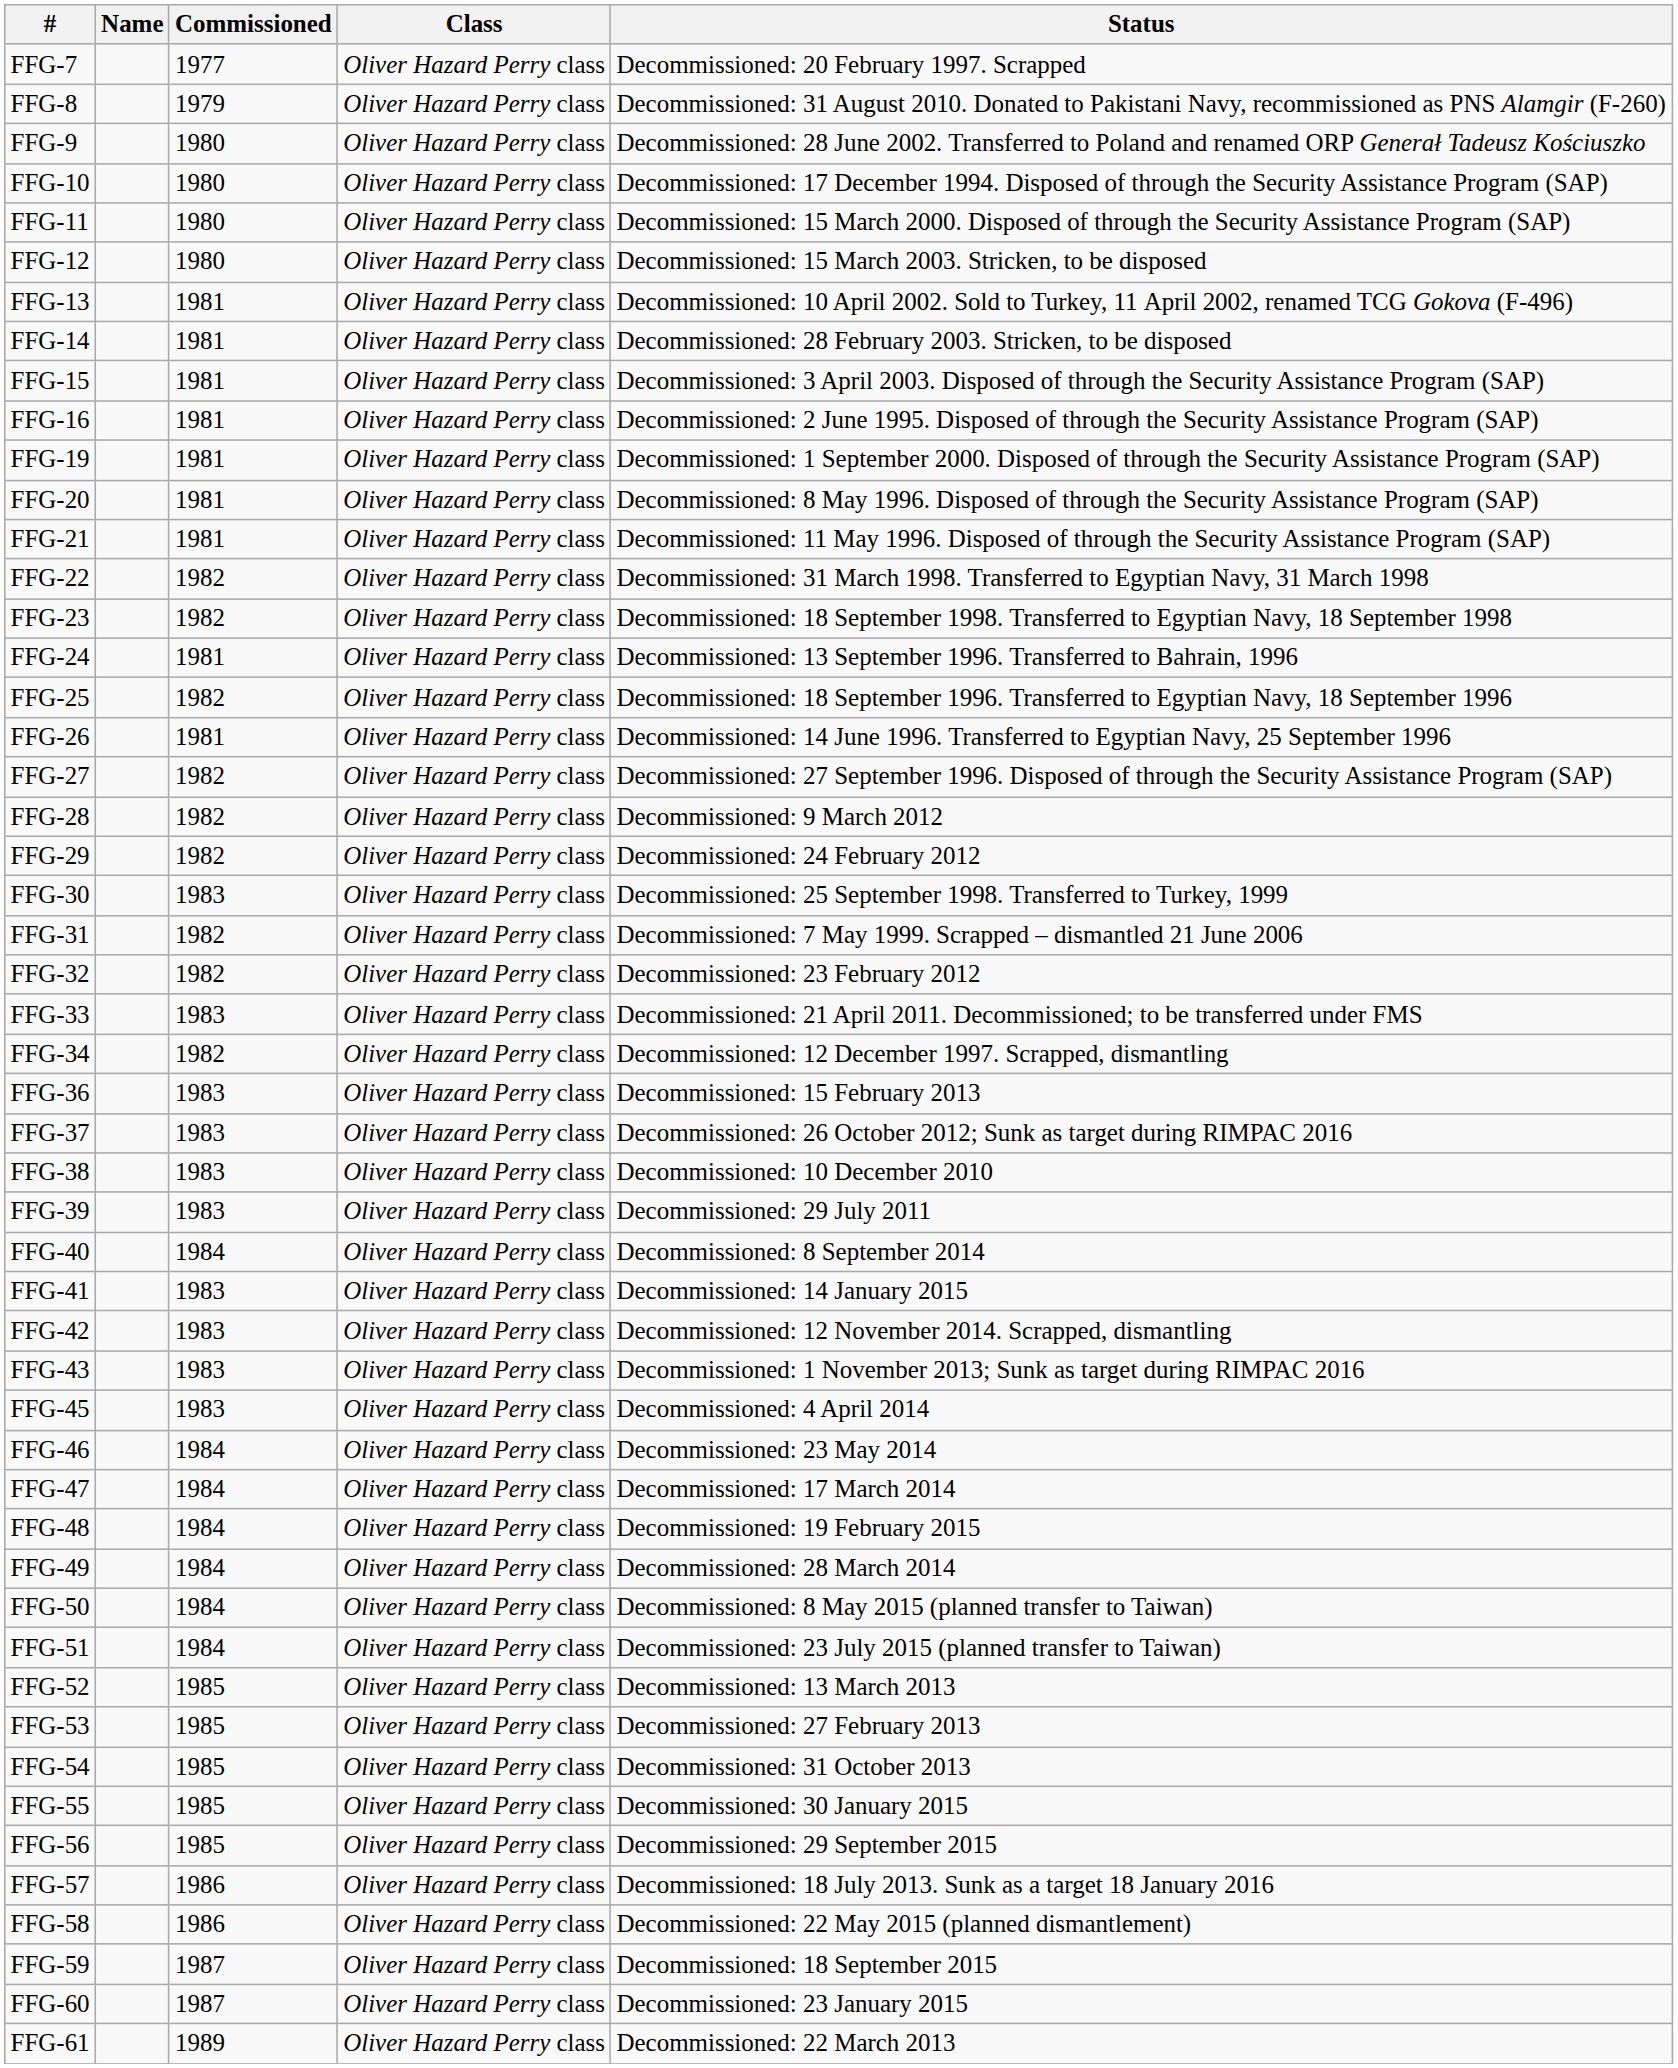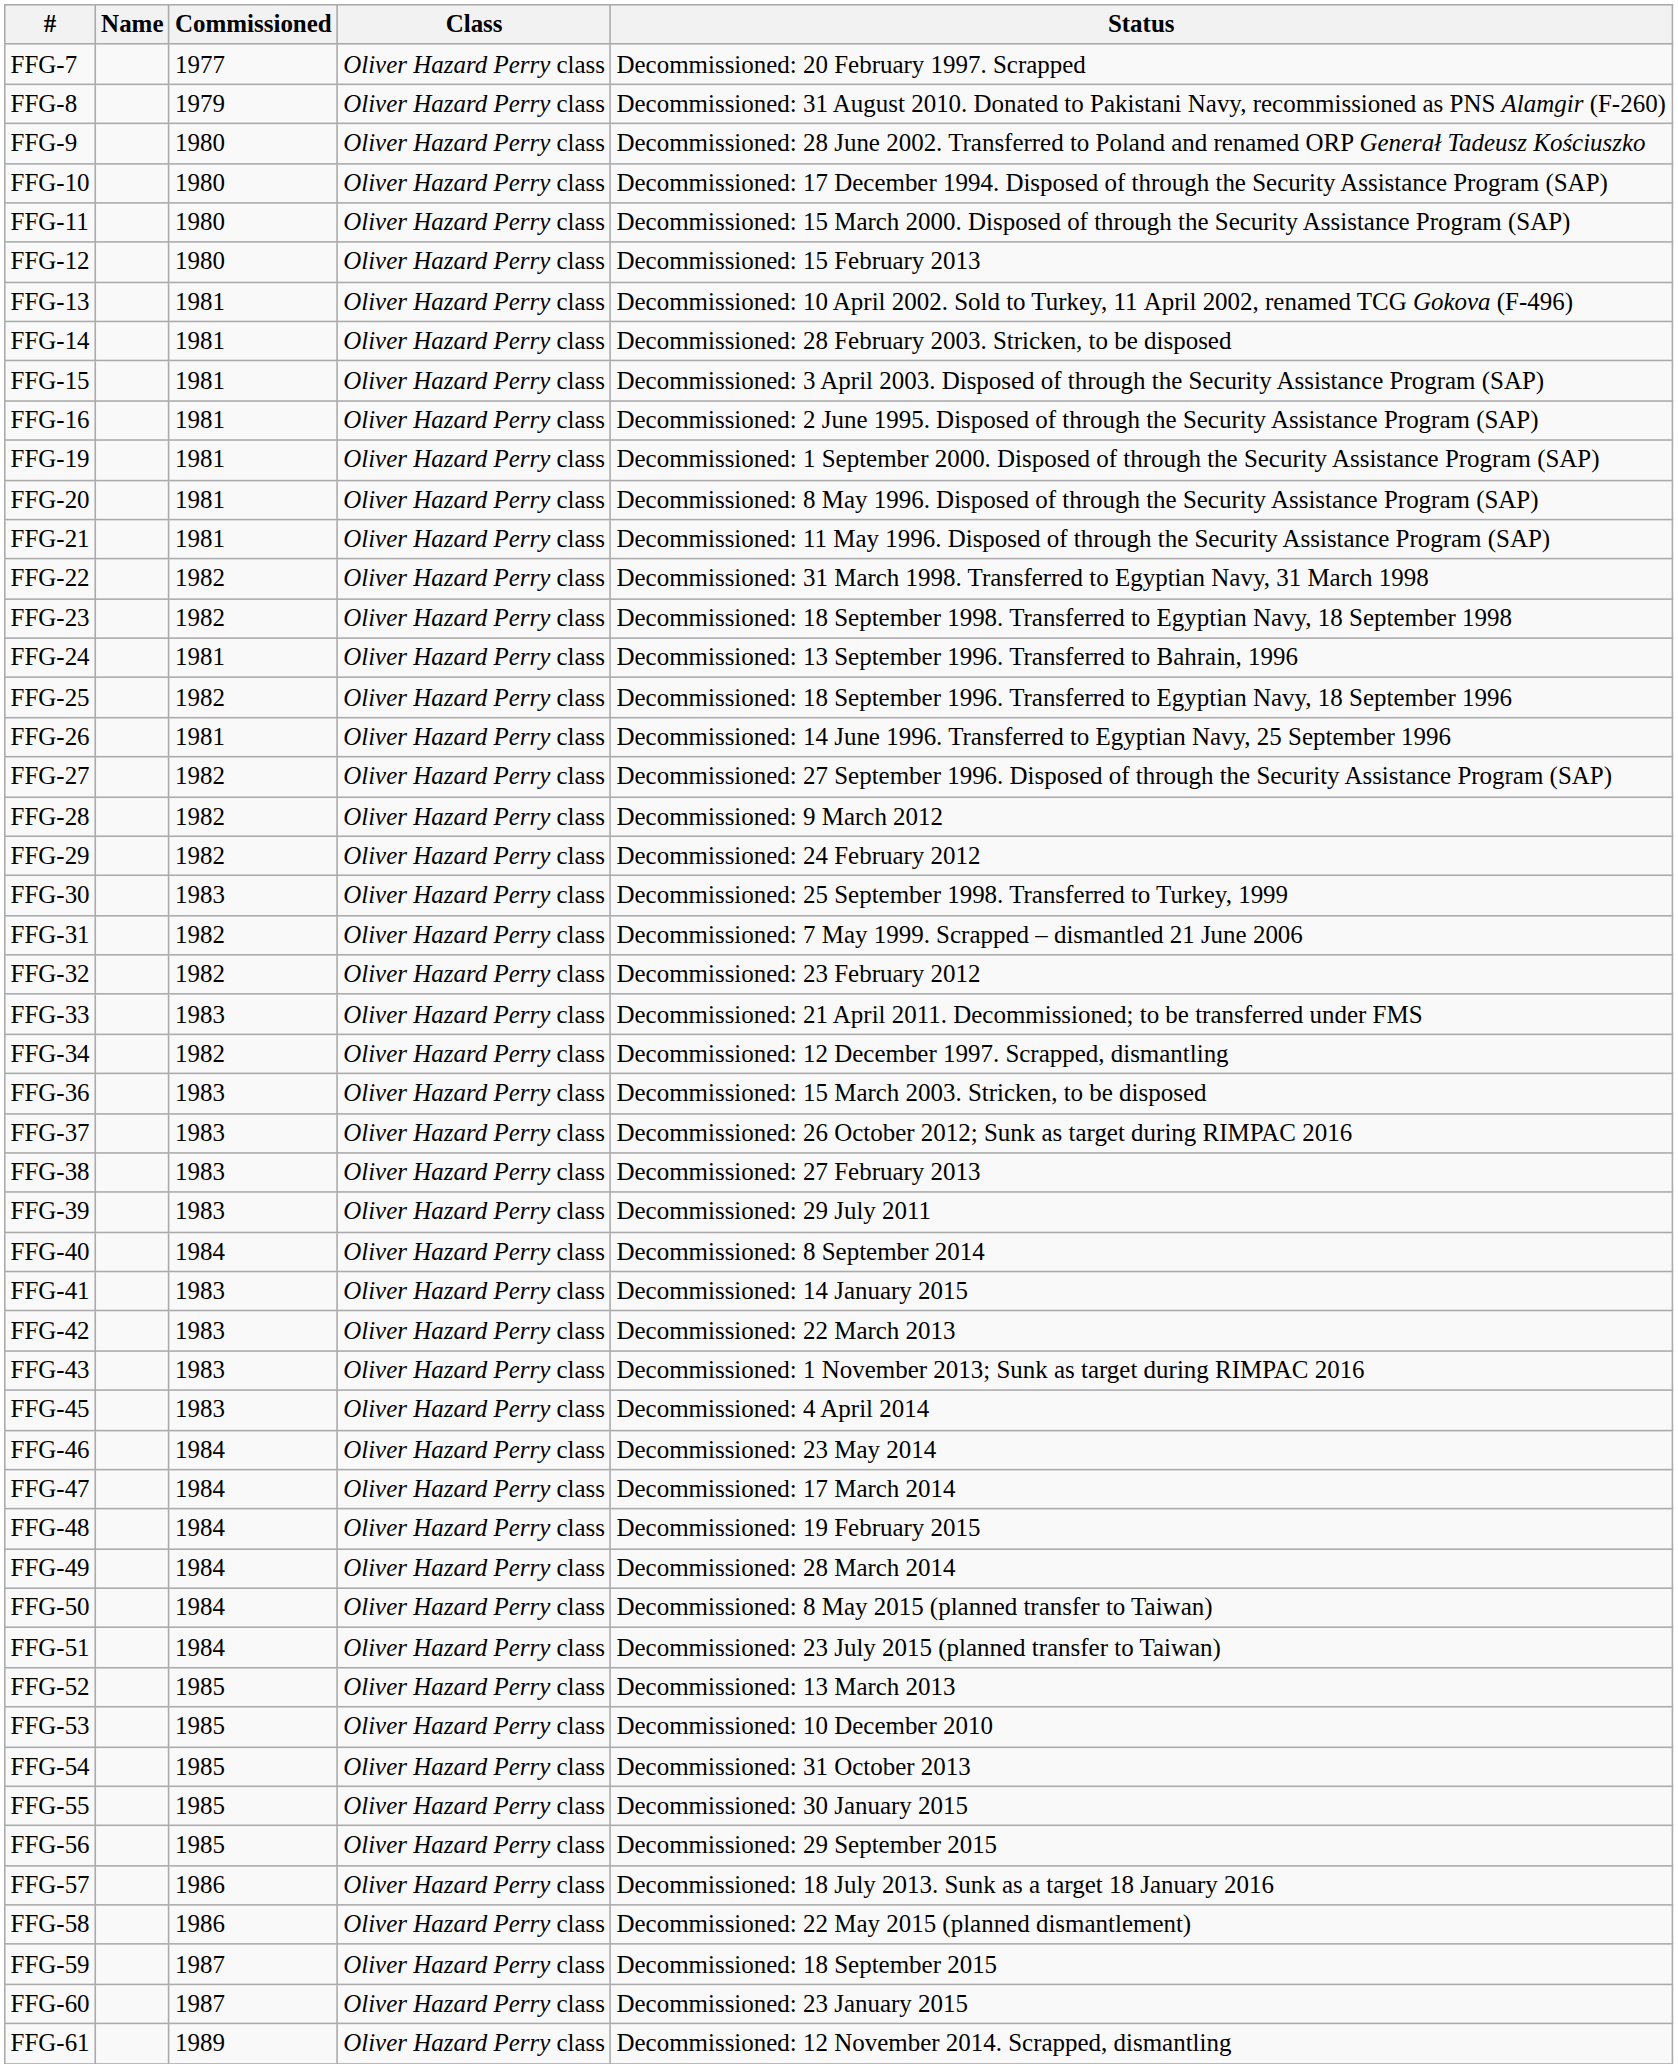(911, 261) Decommissioned: 15 March 2003. Stricken, to be disposed -> (798, 261) Decommissioned: 15 February 2013
(798, 1093) Decommissioned: 15 February 2013 -> (911, 1093) Decommissioned: 15 March 2003. Stricken, to be disposed
(805, 1172) Decommissioned: 10 December 2010 -> (798, 1172) Decommissioned: 27 February 2013
(924, 1330) Decommissioned: 12 November 2014. Scrapped, dismantling -> (786, 1330) Decommissioned: 22 March 2013
(798, 1726) Decommissioned: 27 February 2013 -> (805, 1726) Decommissioned: 10 December 2010
(786, 2043) Decommissioned: 22 March 2013 -> (924, 2043) Decommissioned: 12 November 2014. Scrapped, dismantling
